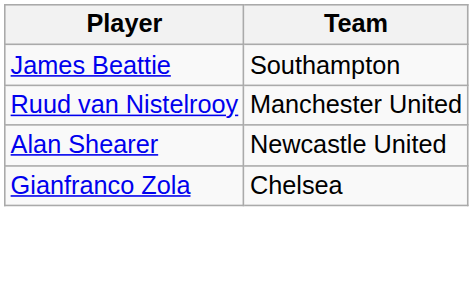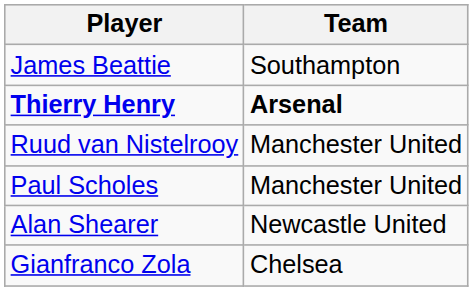+ row: (93, 104)
+ row: (84, 184)
